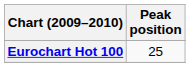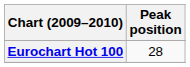(156, 51) 25 -> (156, 51) 28
